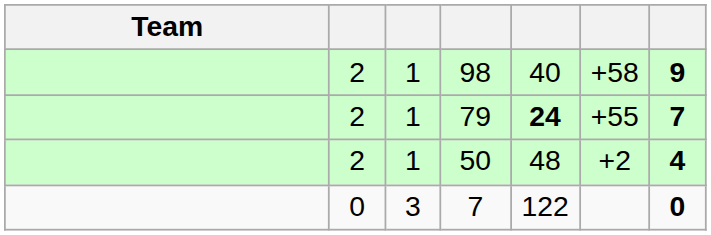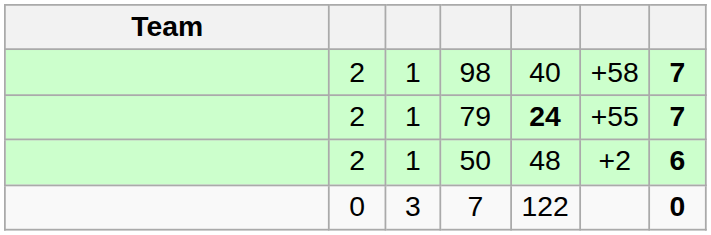(677, 71) 9 -> (677, 71) 7
(677, 161) 4 -> (677, 161) 6
